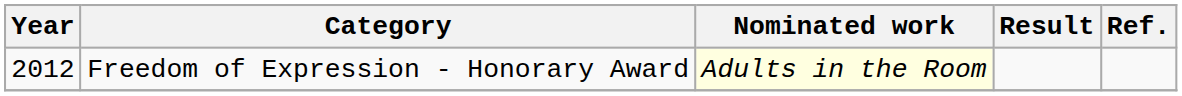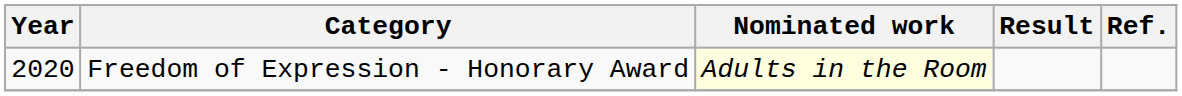(43, 70) 2012 -> (43, 70) 2020
